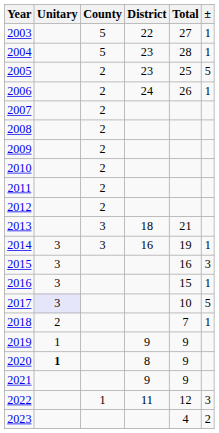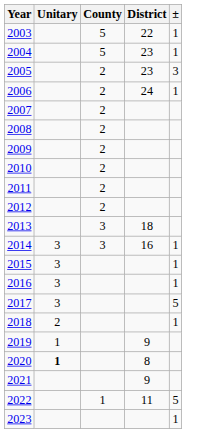- column: (185, 14)
(208, 71) 5 -> (175, 71) 3
(208, 264) 3 -> (175, 264) 1
(57, 303) lavender background -> (57, 303) no background
(208, 399) 3 -> (175, 399) 5
(208, 419) 2 -> (175, 419) 1
